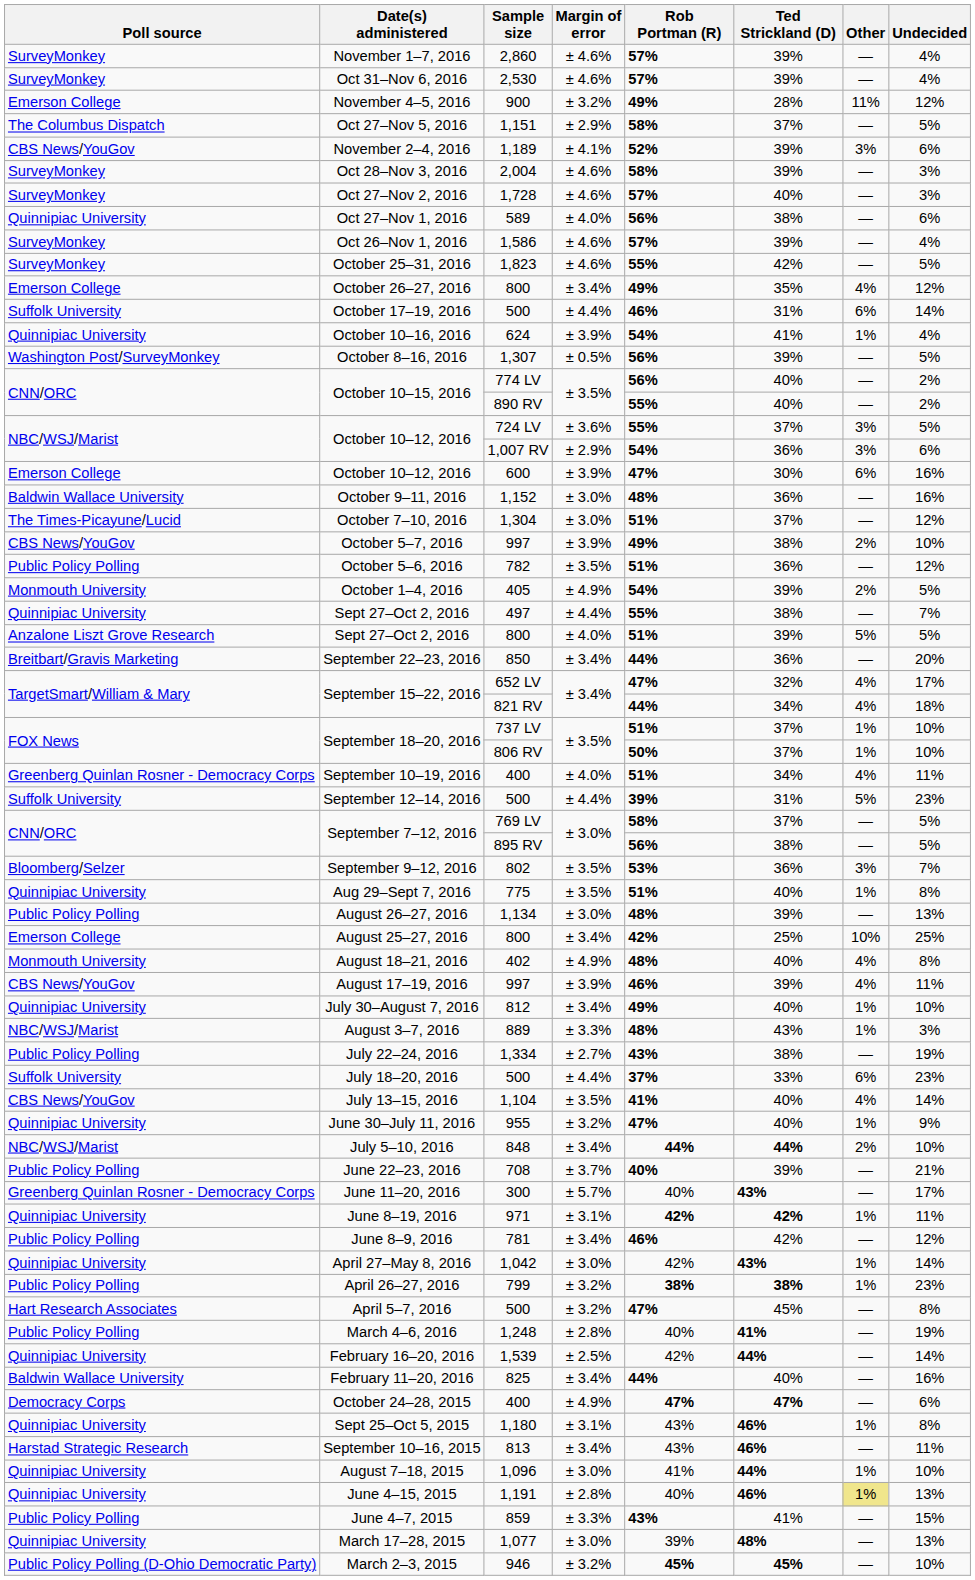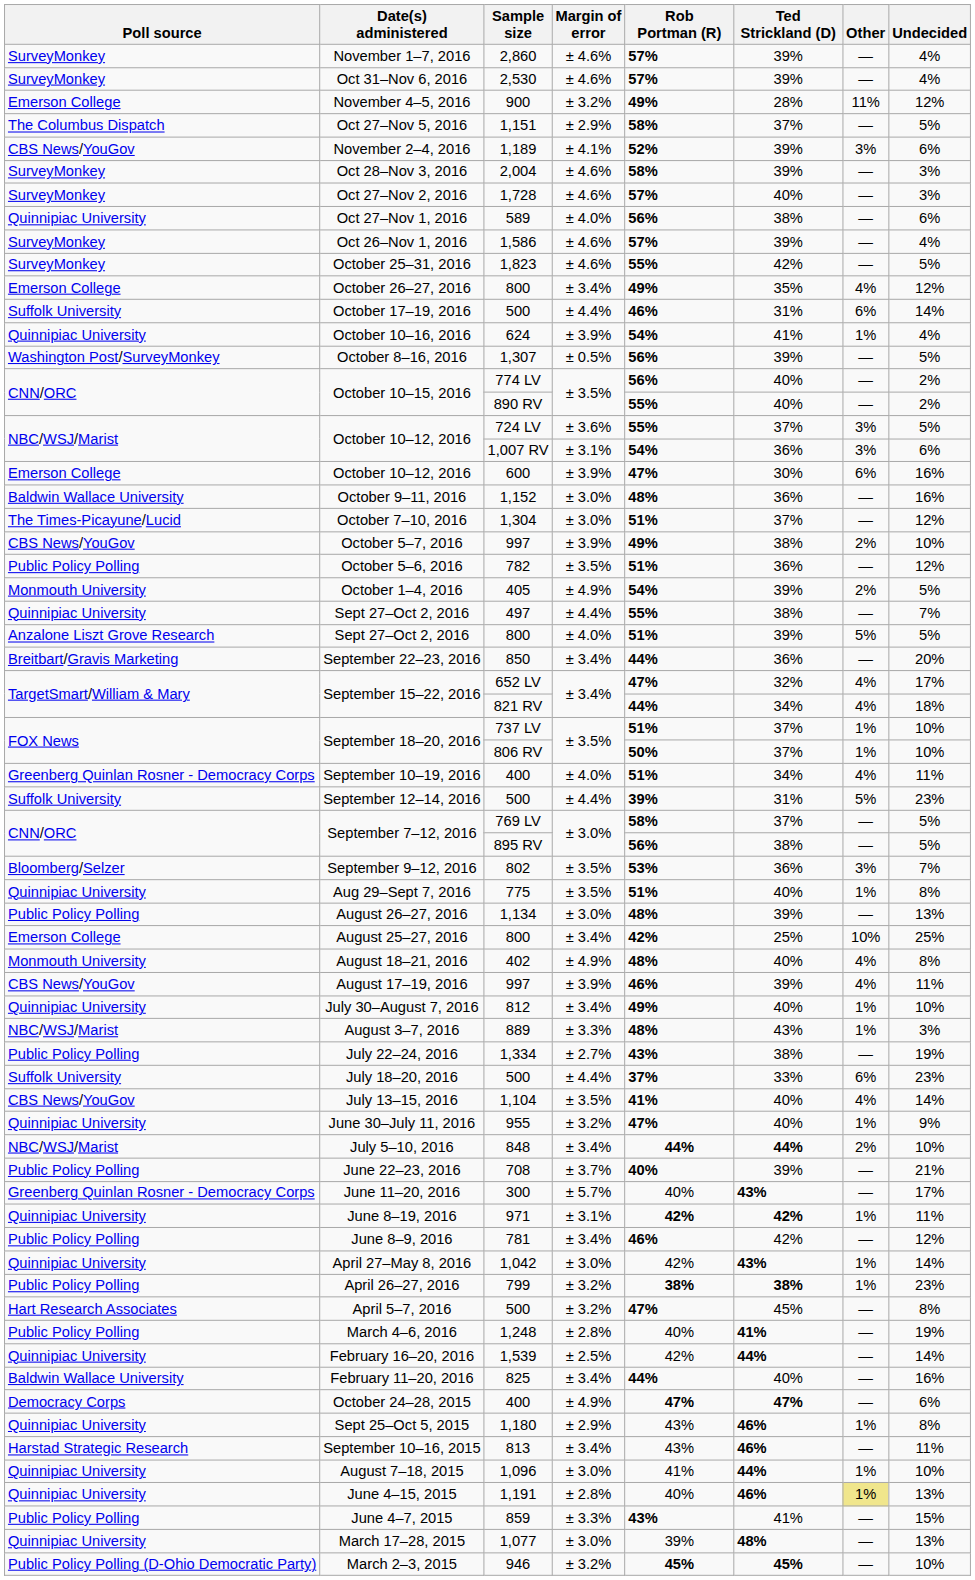(588, 451) ± 2.9% -> (588, 451) ± 3.1%
(588, 1425) ± 3.1% -> (588, 1425) ± 2.9%
